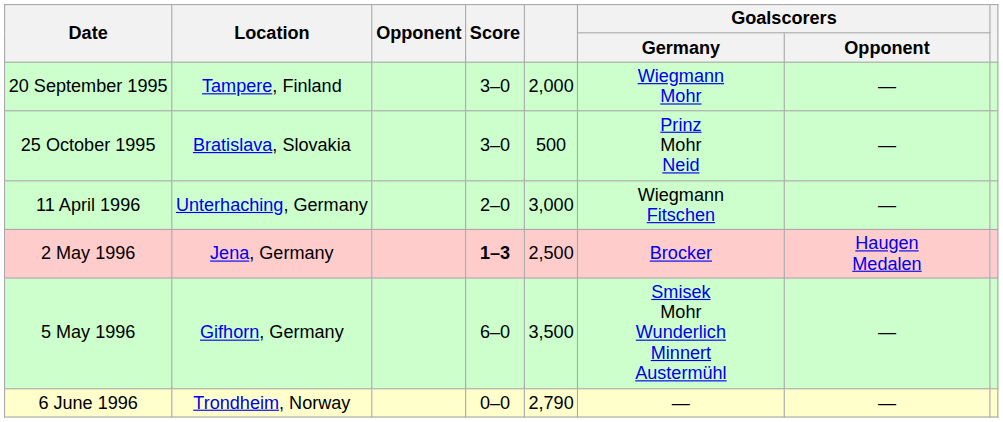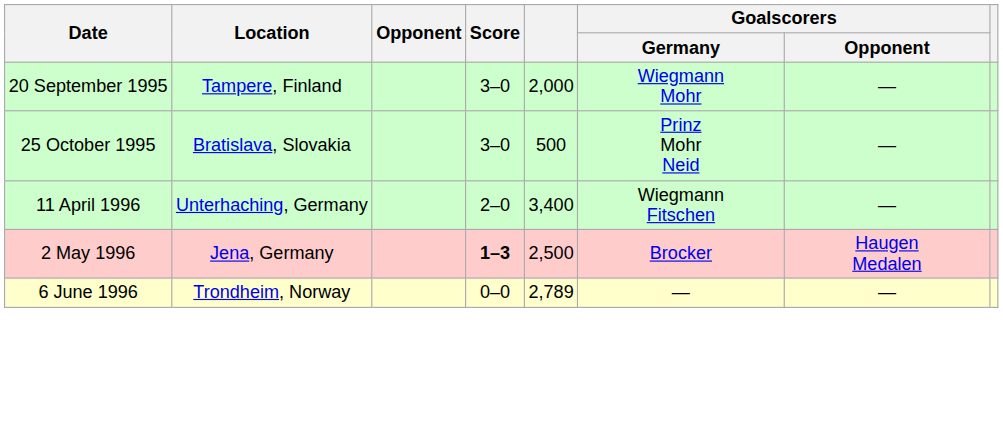(551, 204) 3,000 -> (551, 204) 3,400
- row: (88, 333)
(551, 402) 2,790 -> (551, 292) 2,789
